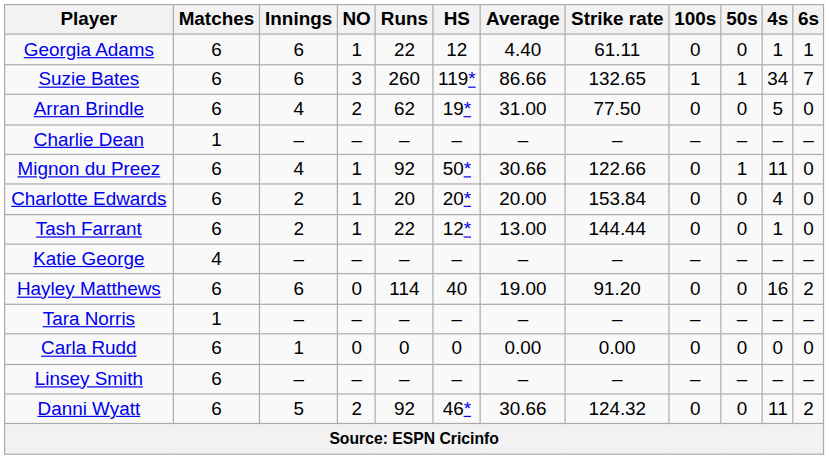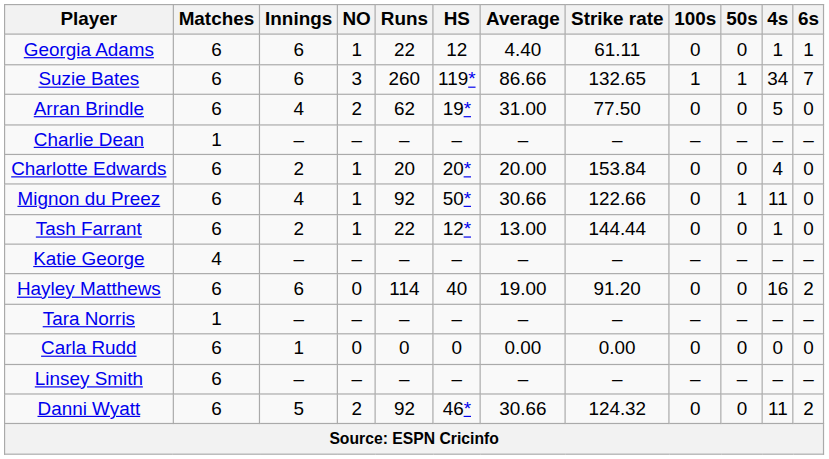rows swapped: (89, 169) <-> (89, 199)
